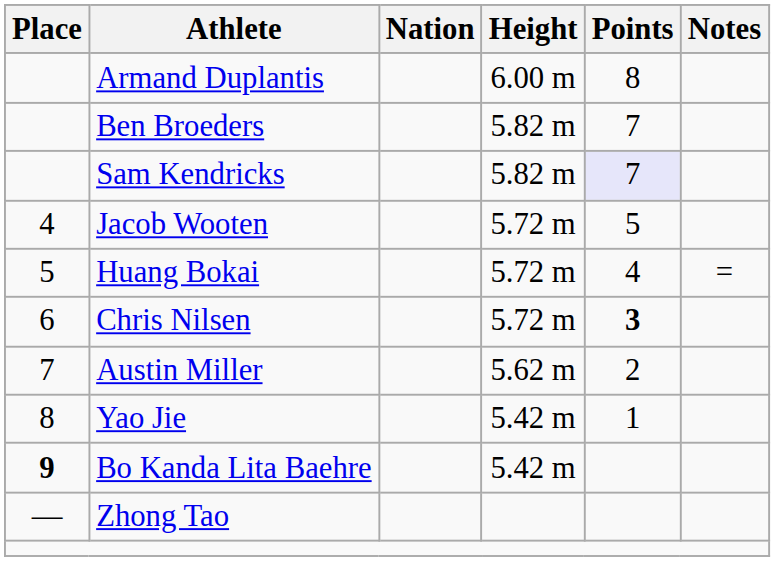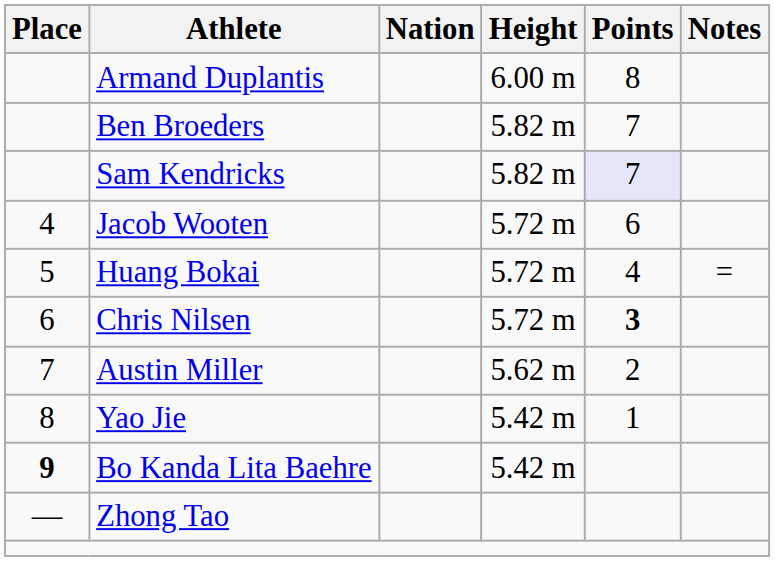(633, 223) 5 -> (633, 223) 6
